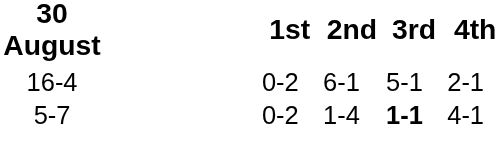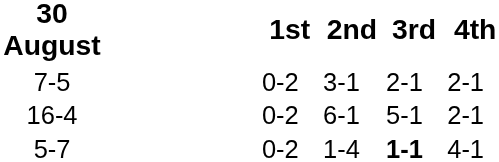+ row: (52, 82)
